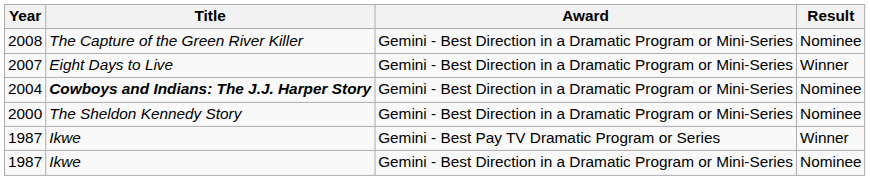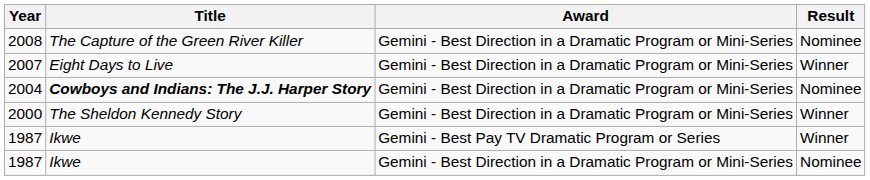(831, 114) Nominee -> (824, 114) Winner
